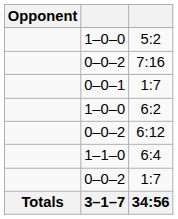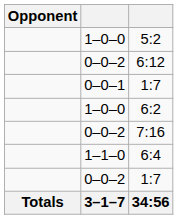rows swapped: (105, 132) <-> (105, 62)
